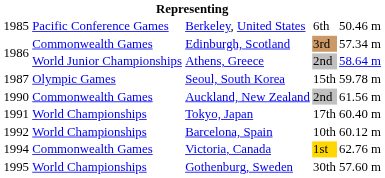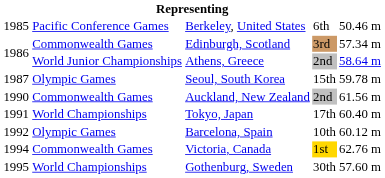(89, 131) World Championships -> (74, 131) Olympic Games
